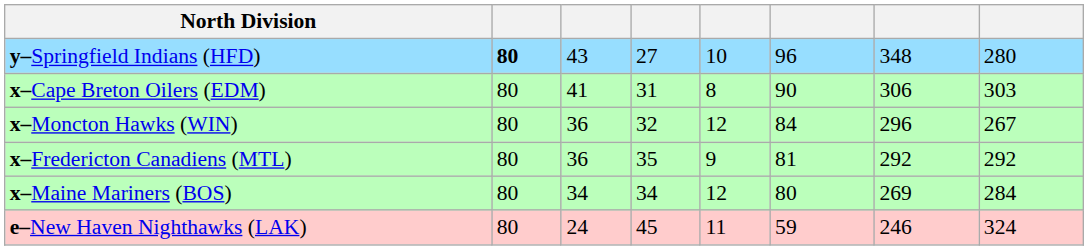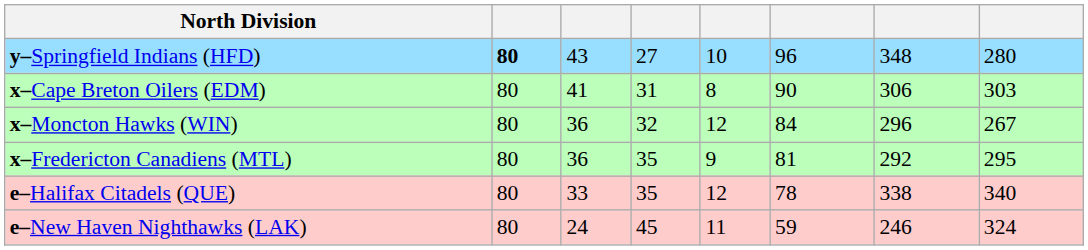(1000, 158) 292 -> (1000, 158) 295
- row: (121, 192)
+ row: (122, 192)
